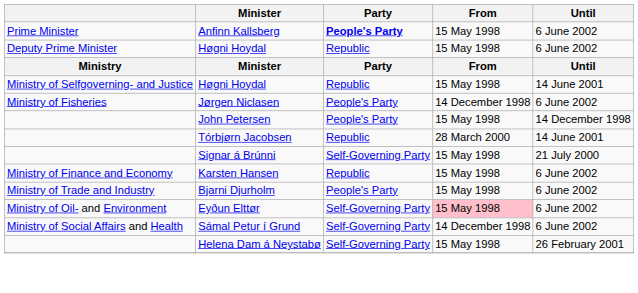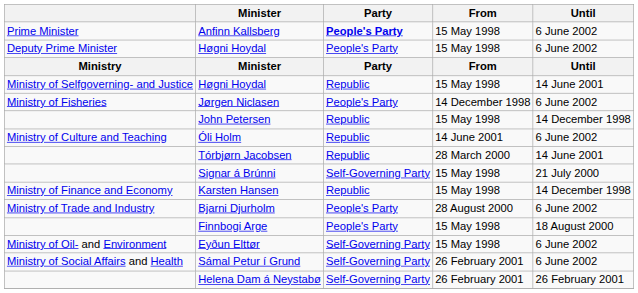(348, 48) Republic -> (362, 48) People's Party
(362, 119) People's Party -> (348, 119) Republic
+ row: (87, 137)
(566, 173) 6 June 2002 -> (583, 191) 14 December 1998
(468, 191) 15 May 1998 -> (474, 208) 28 August 2000
+ row: (100, 226)
(468, 208) pink background -> (468, 244) no background
(483, 226) 14 December 1998 -> (479, 262) 26 February 2001
(468, 244) 15 May 1998 -> (479, 279) 26 February 2001
